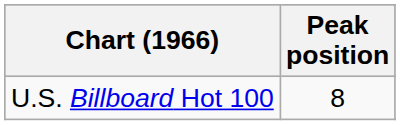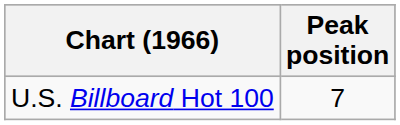(338, 97) 8 -> (338, 97) 7
